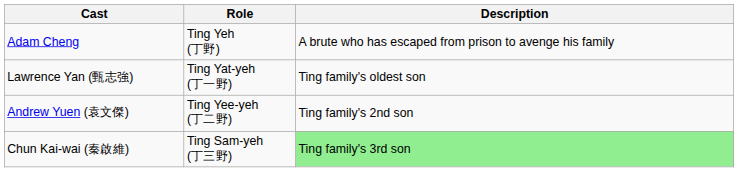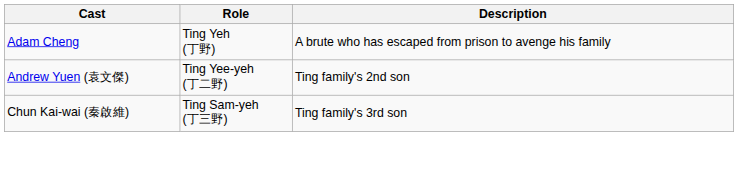- row: (70, 77)
(355, 149) lightgreen background -> (351, 113) no background
